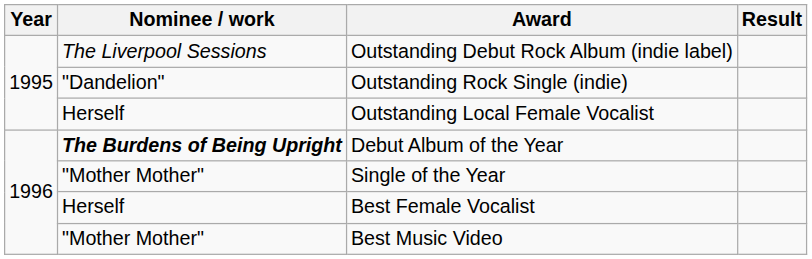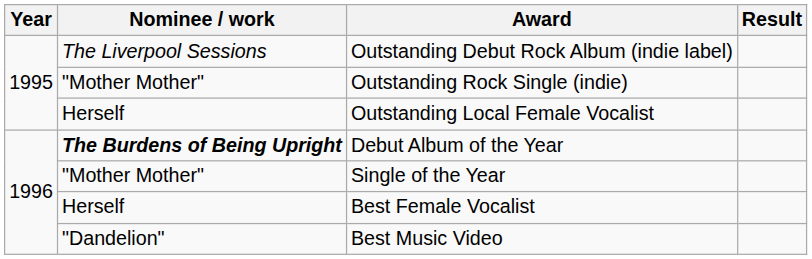(113, 82) "Dandelion" -> (133, 82) "Mother Mother"
(133, 238) "Mother Mother" -> (113, 238) "Dandelion"
